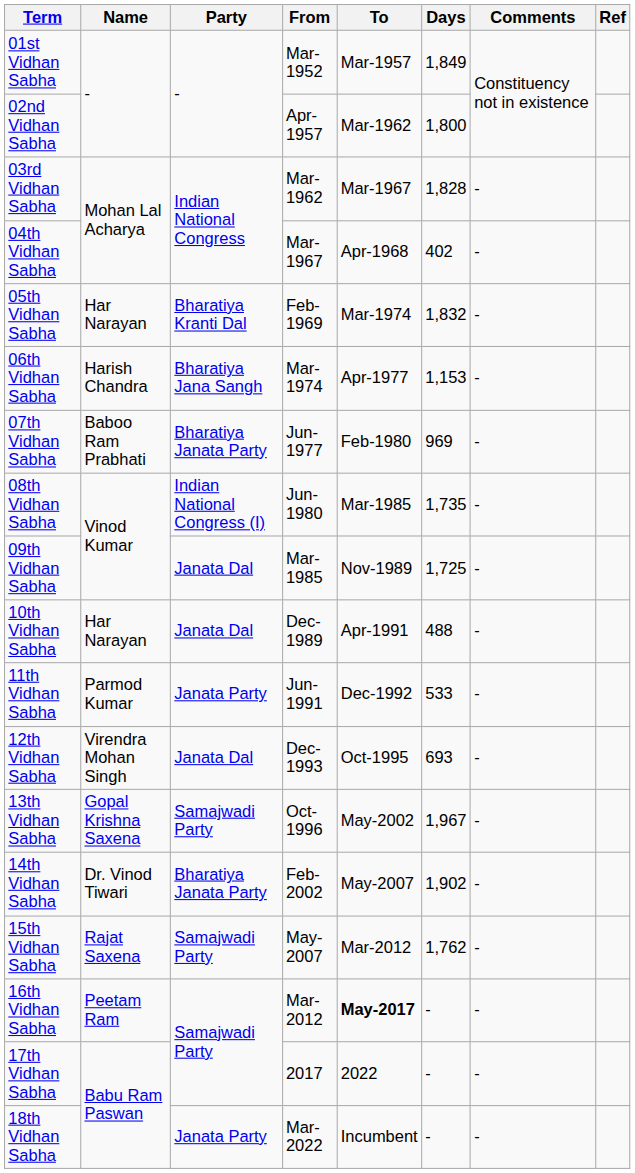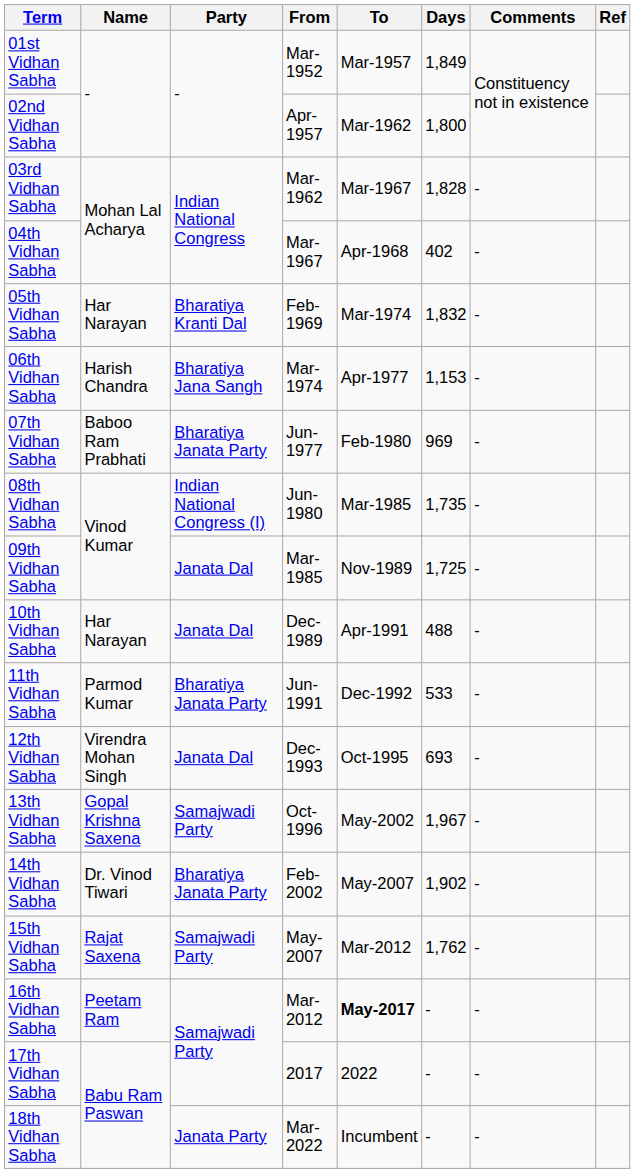(221, 694) Janata Party -> (221, 694) Bharatiya Janata Party
